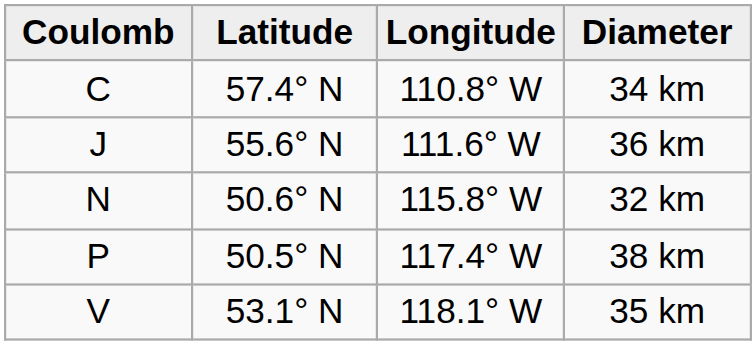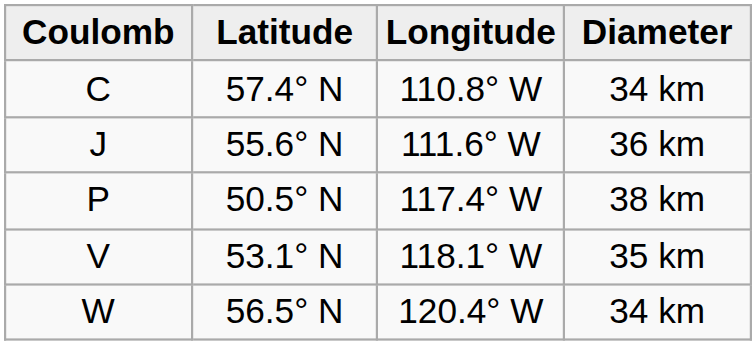- row: (98, 199)
+ row: (98, 311)
